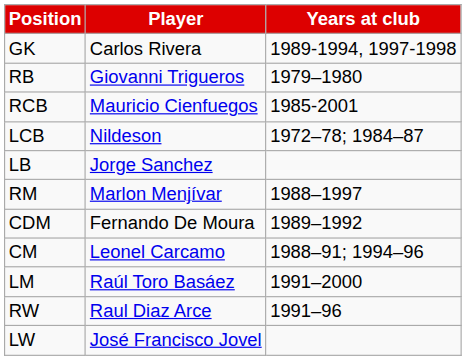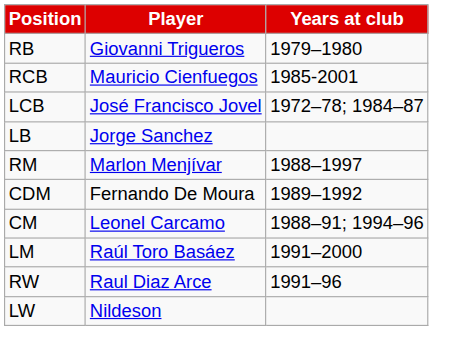- row: (22, 48)
(126, 135) Nildeson -> (176, 106) José Francisco Jovel
(176, 340) José Francisco Jovel -> (126, 310) Nildeson
